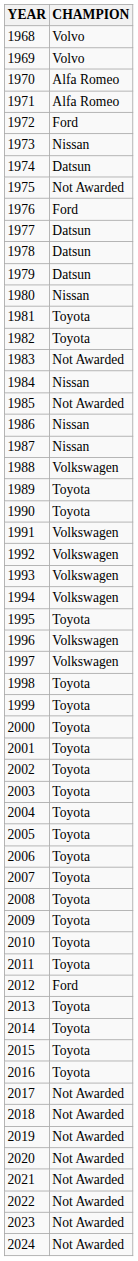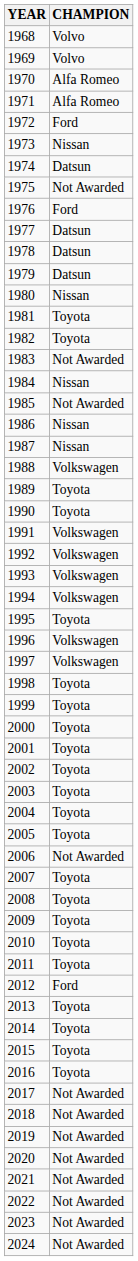(71, 856) Toyota -> (88, 856) Not Awarded
